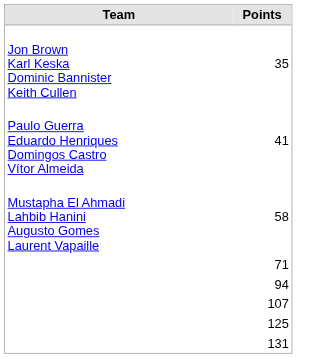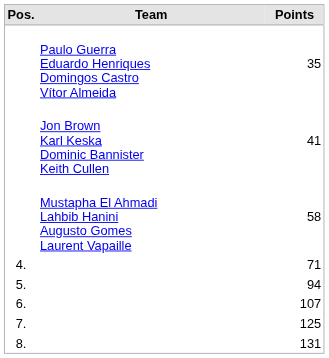+ column: (21, 15)
(60, 71) Jon Brown Karl Keska Dominic Bannister Keith Cullen -> (95, 71) Paulo Guerra Eduardo Henriques Domingos Castro Vítor Almeida
(63, 147) Paulo Guerra Eduardo Henriques Domingos Castro Vítor Almeida -> (92, 147) Jon Brown Karl Keska Dominic Bannister Keith Cullen
